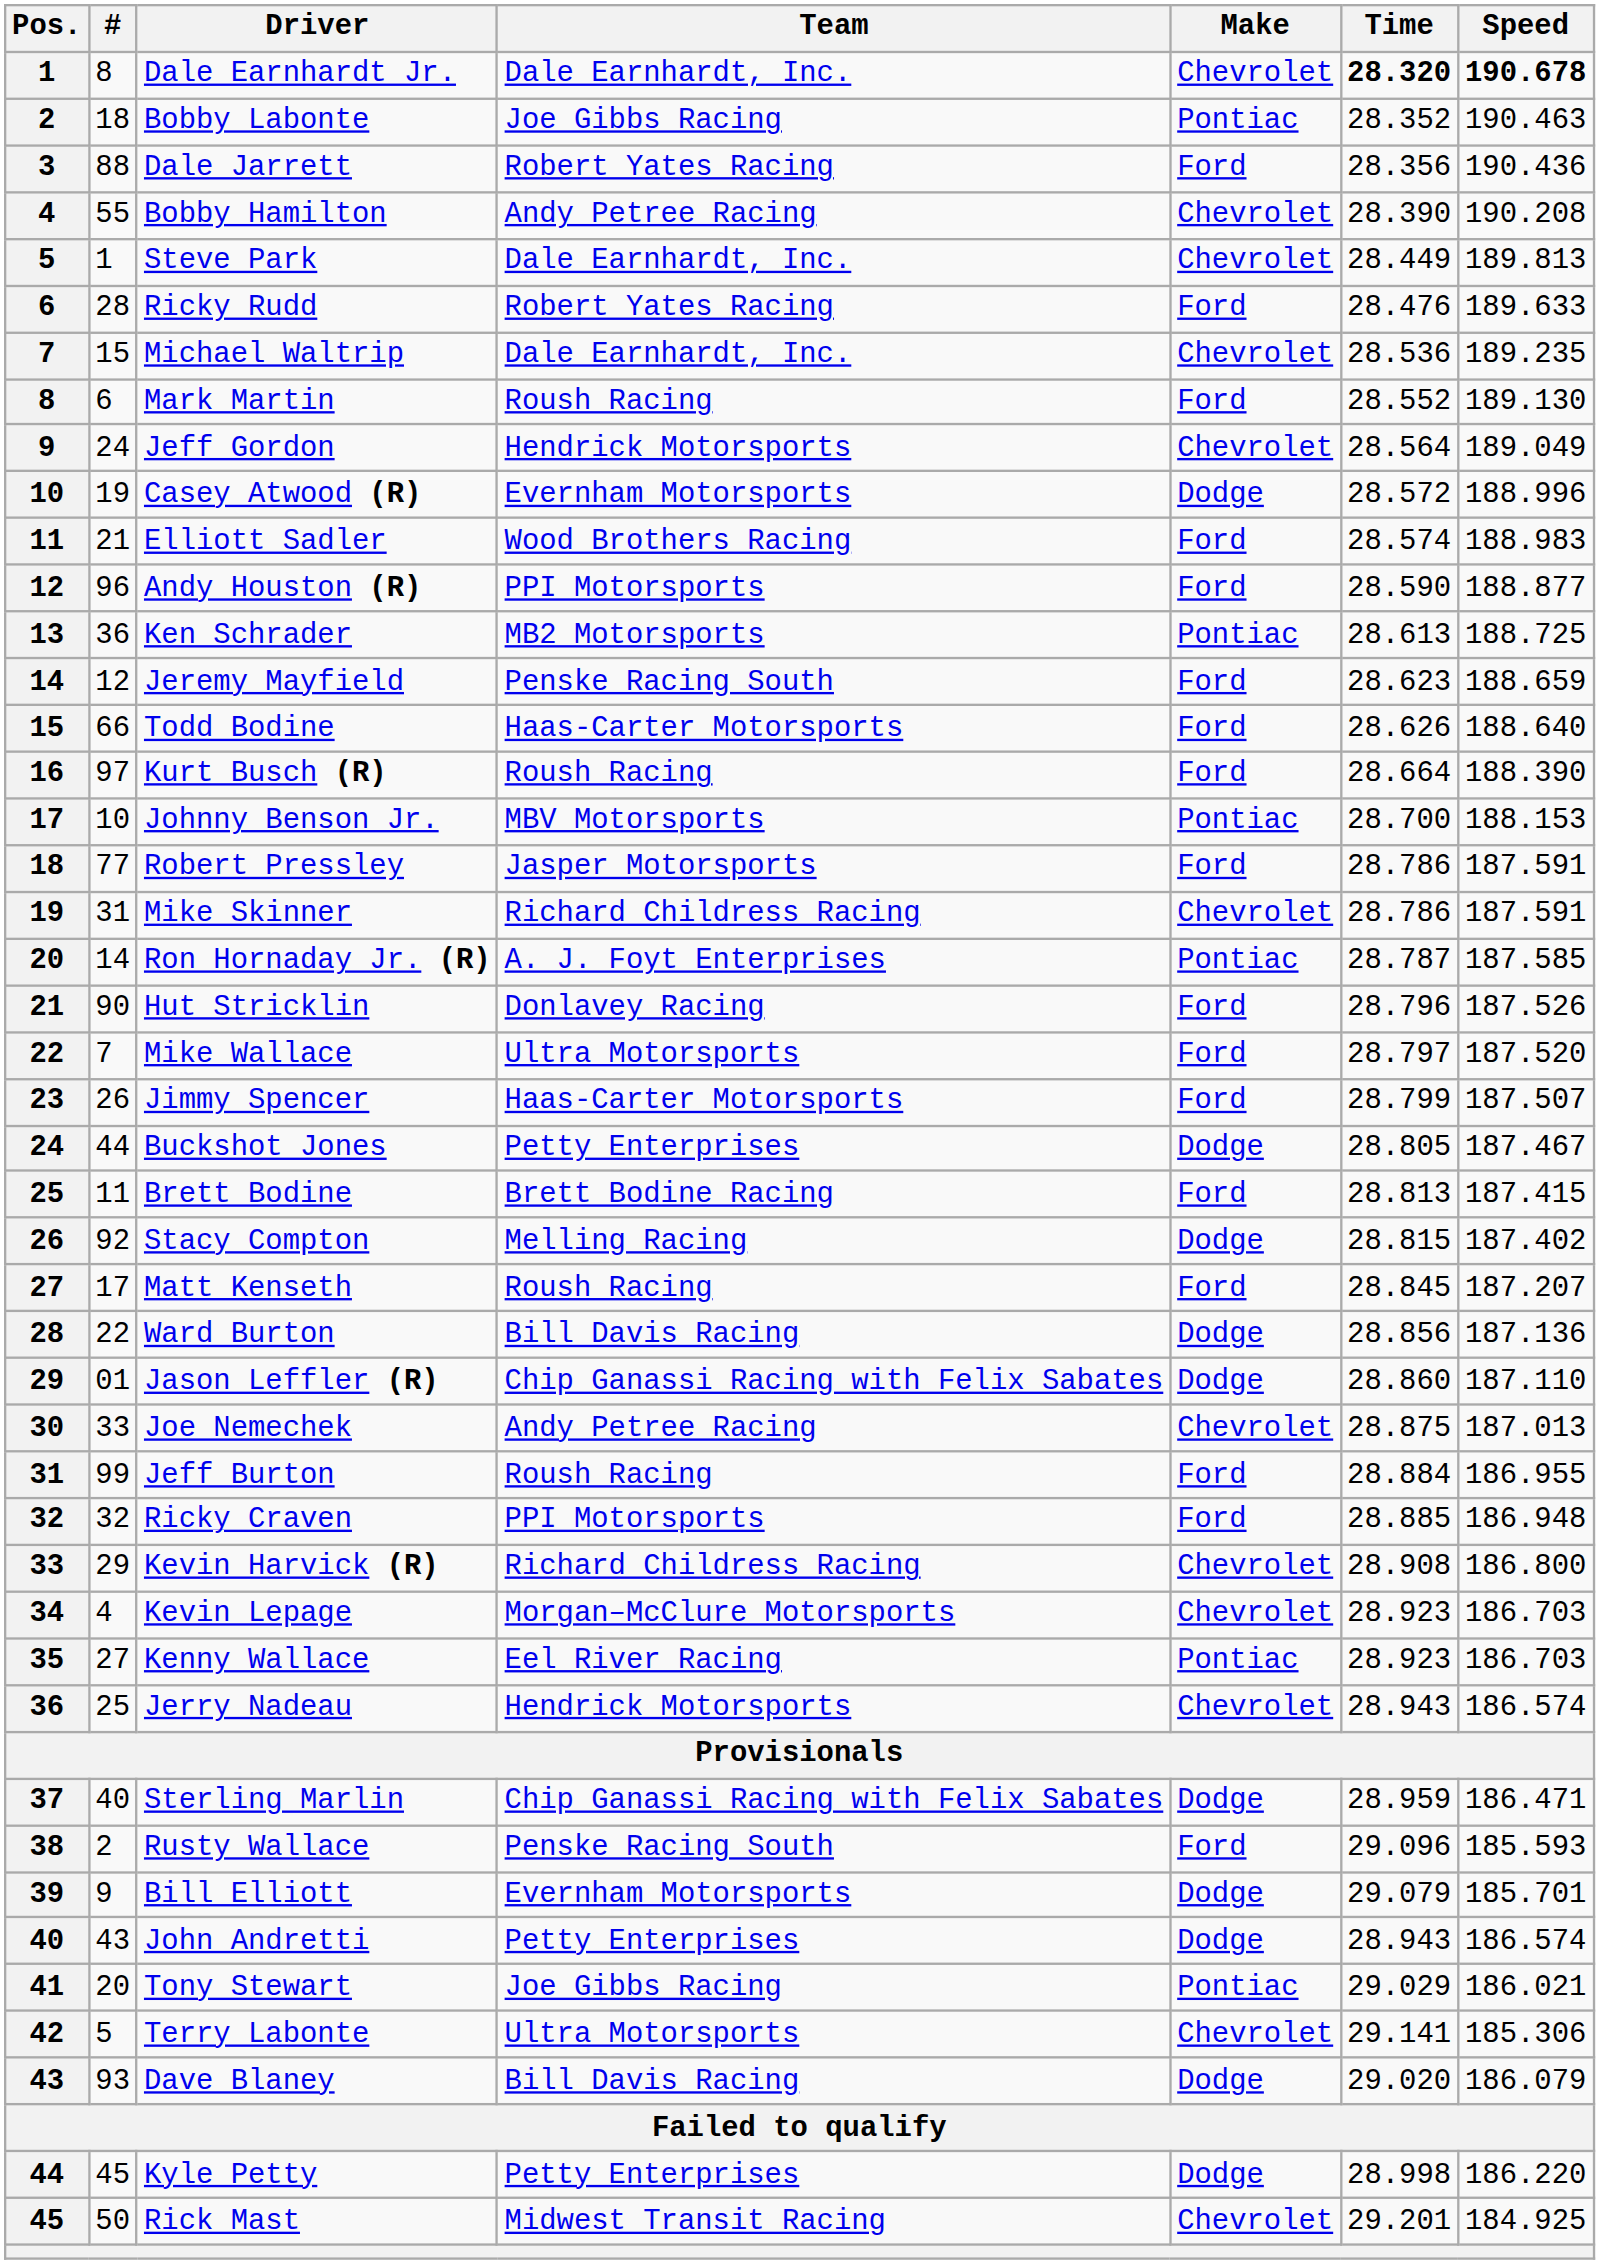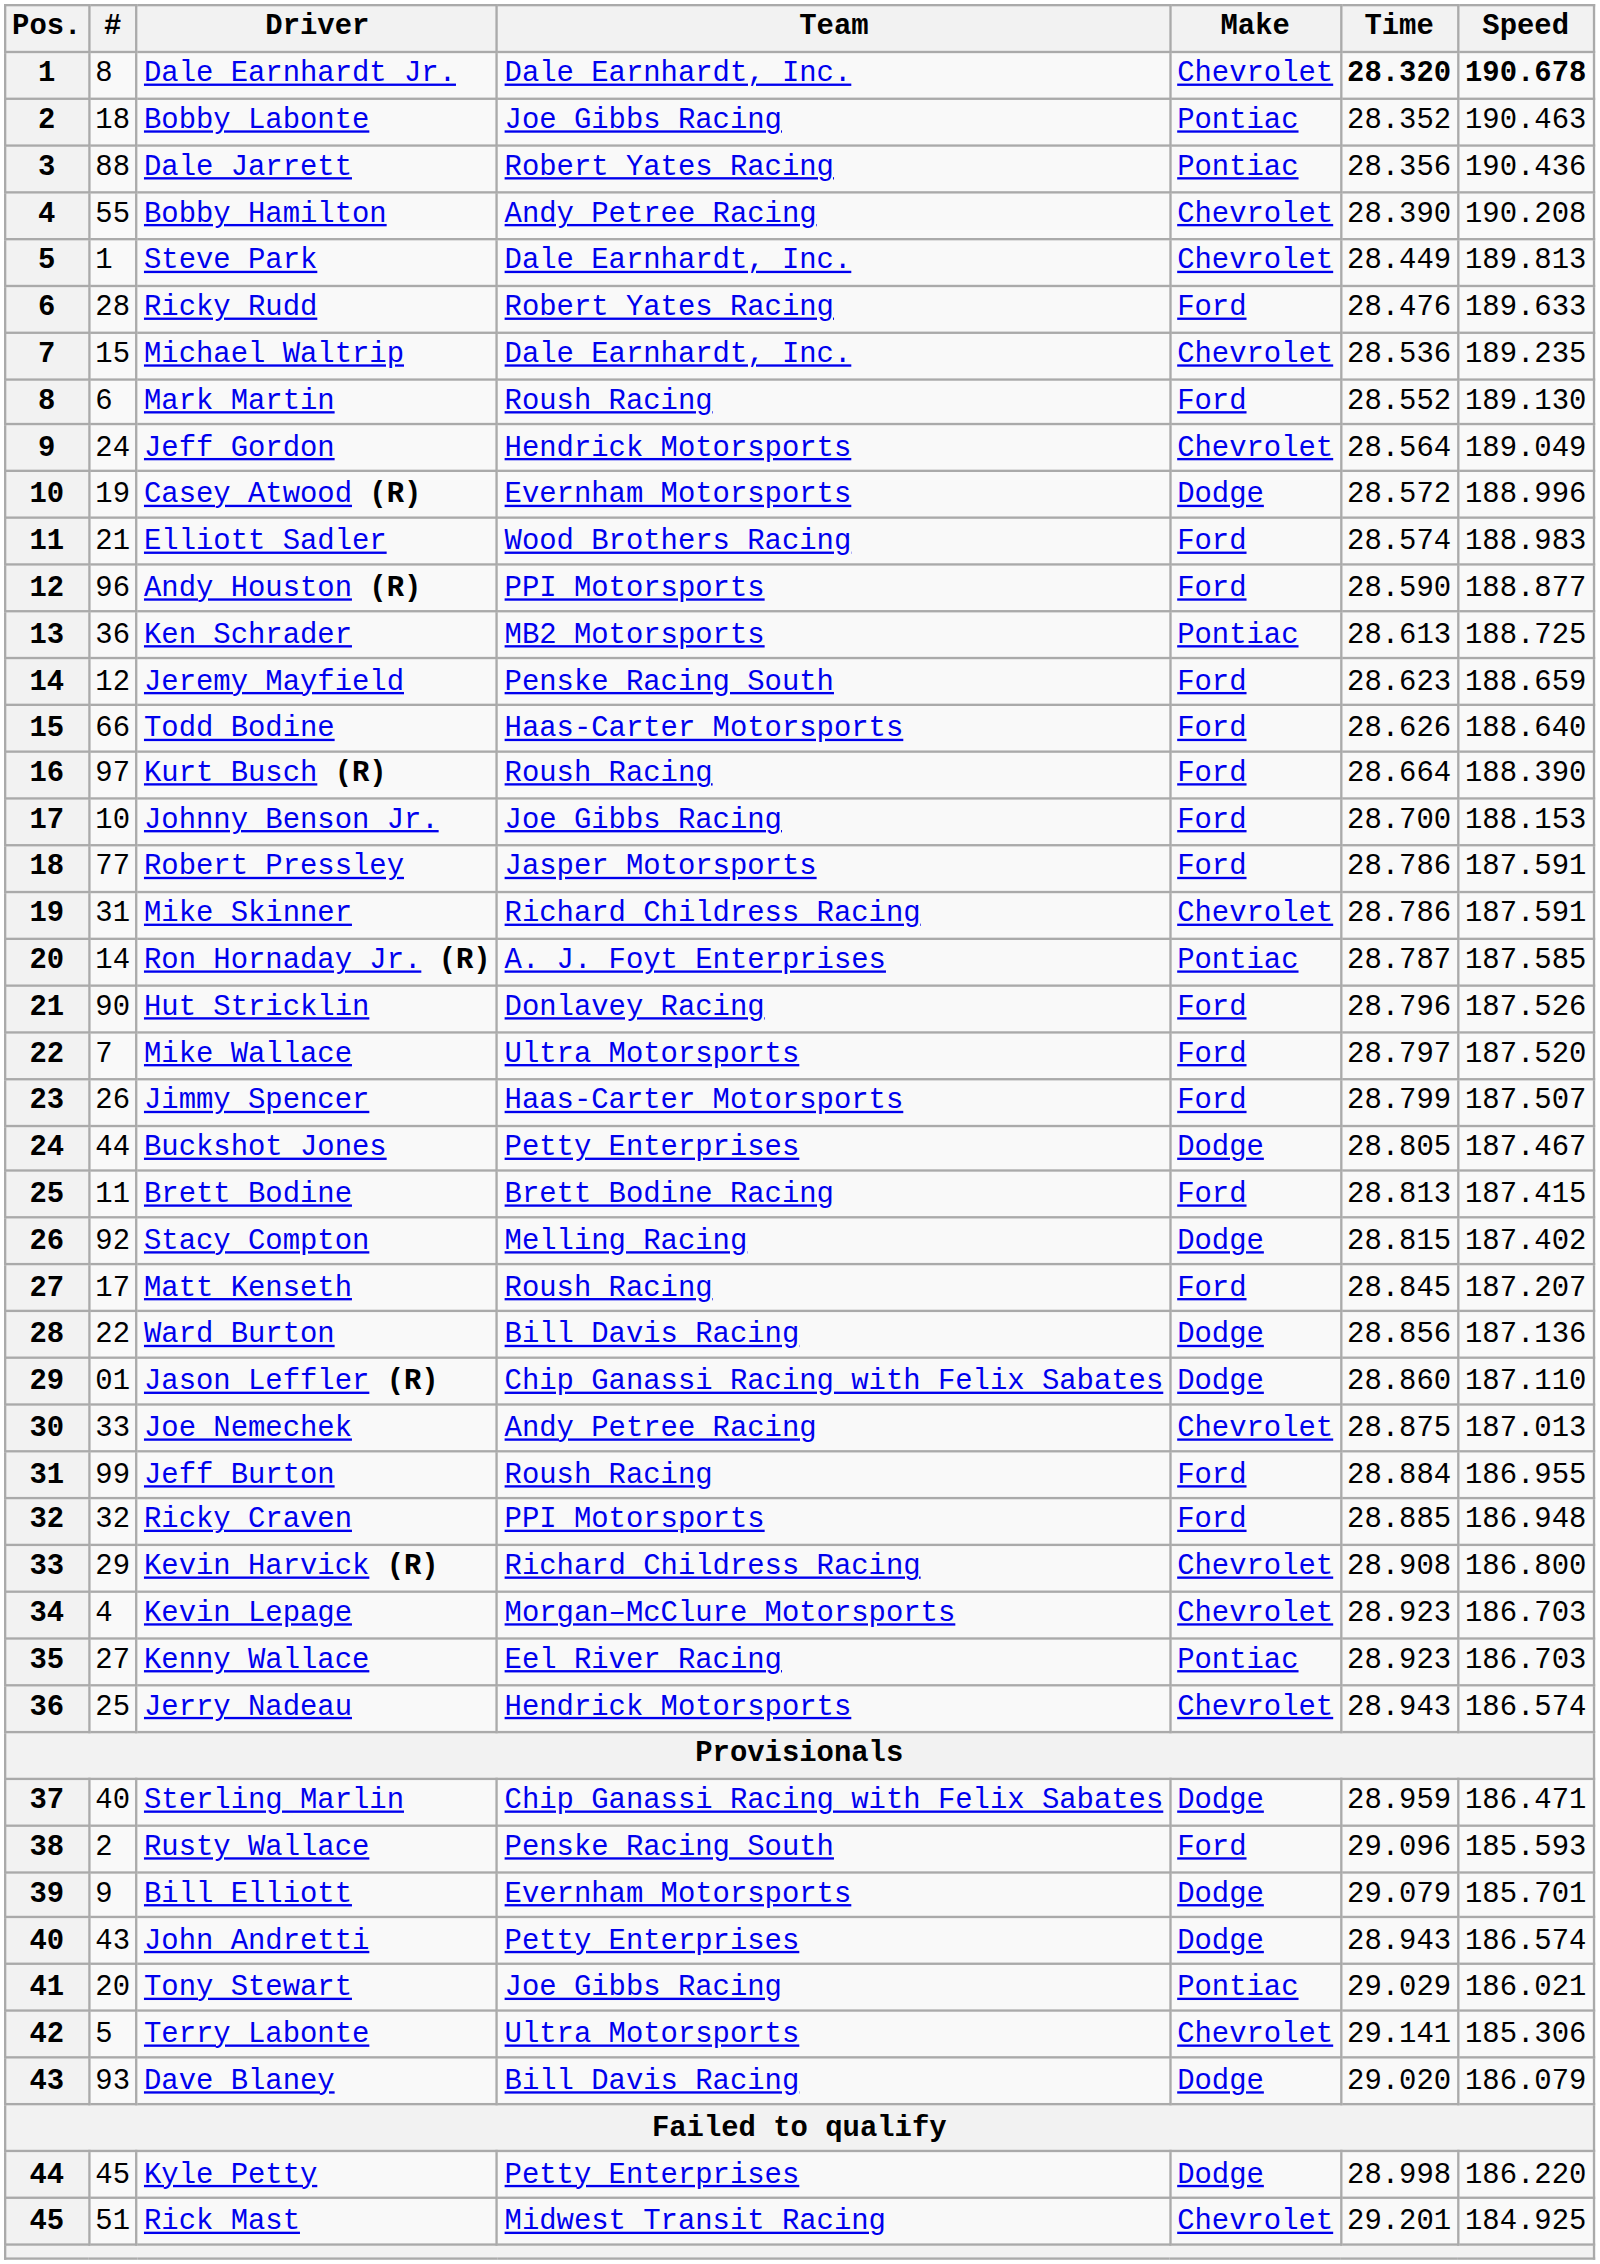(1212, 169) Ford -> (1238, 169) Pontiac
(635, 822) MBV Motorsports -> (643, 822) Joe Gibbs Racing
(1238, 822) Pontiac -> (1212, 822) Ford
(113, 2222) 50 -> (113, 2222) 51
